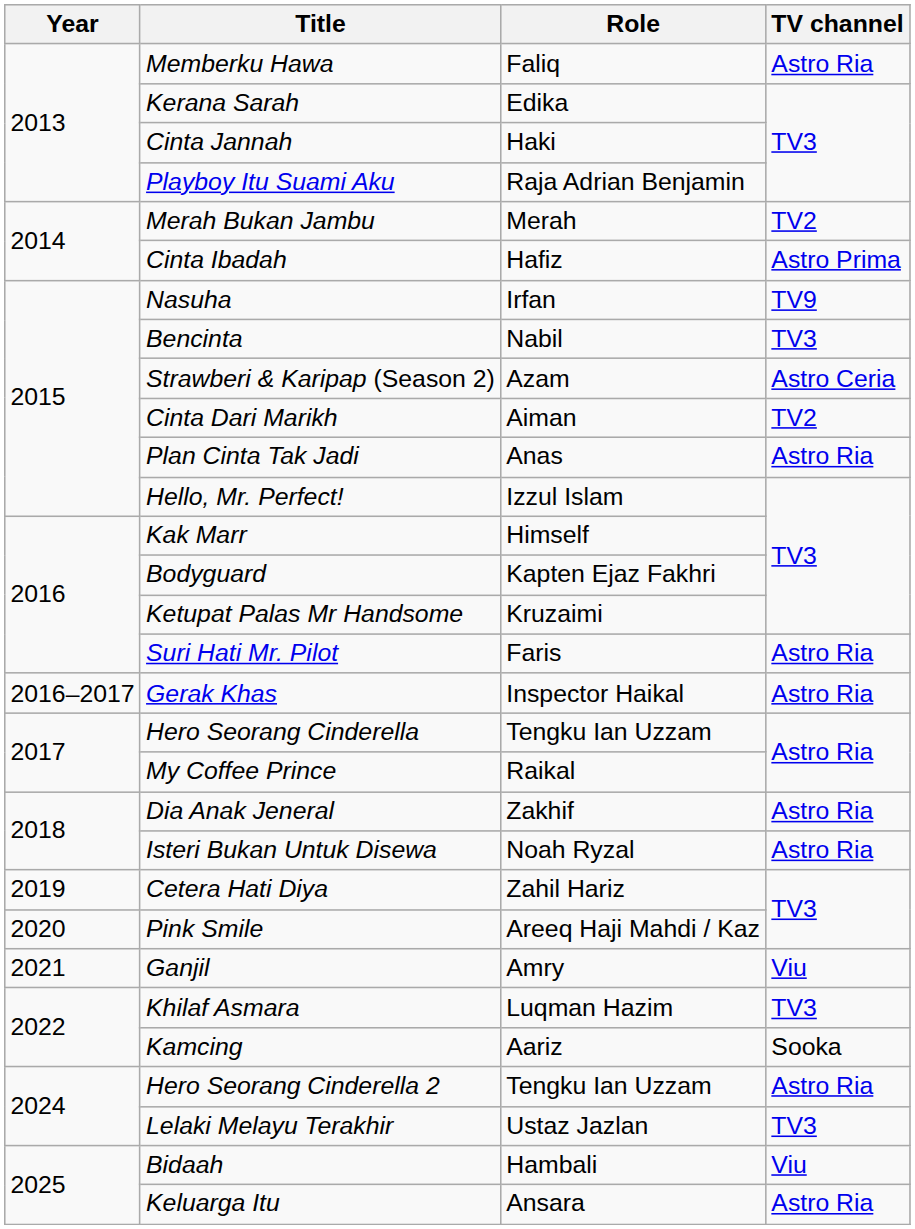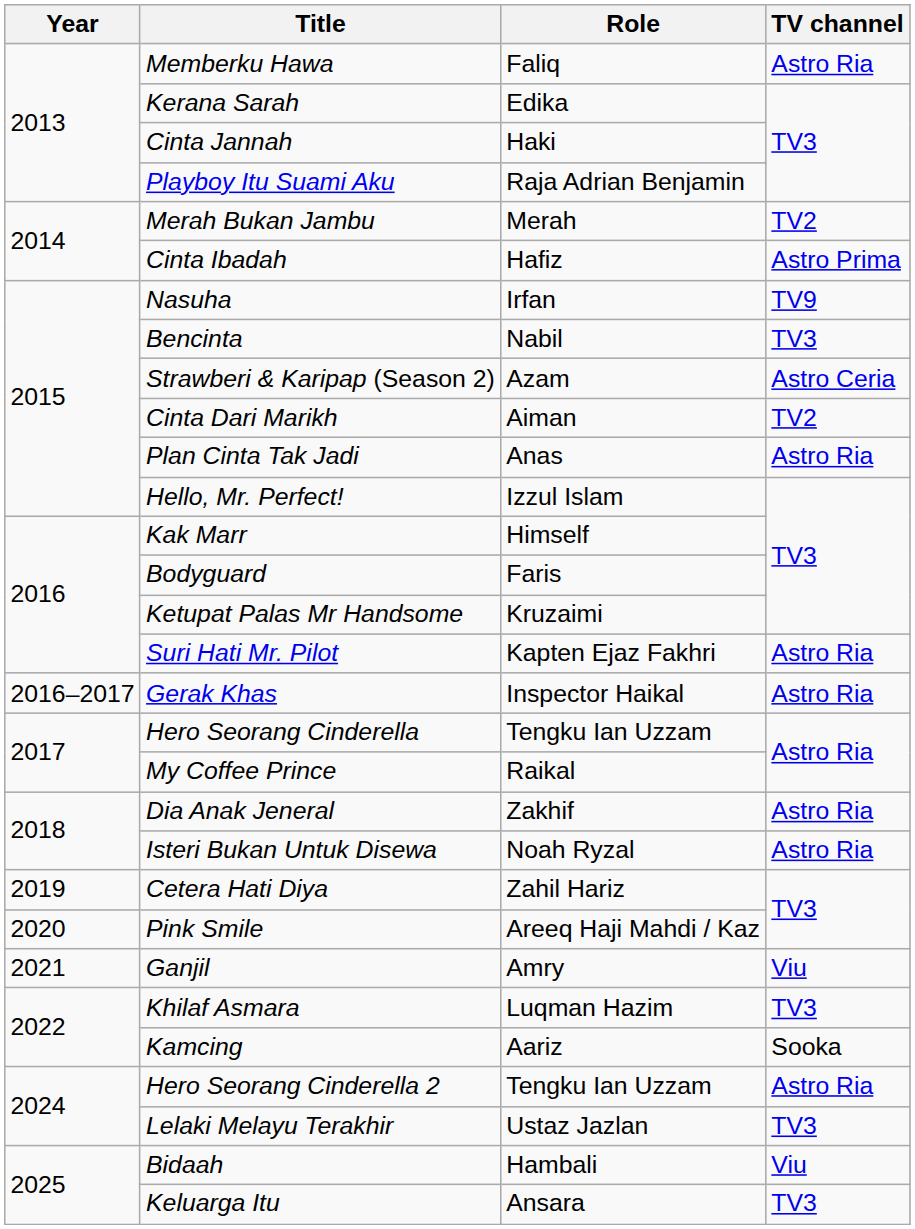(611, 574) Kapten Ejaz Fakhri -> (534, 574) Faris
(534, 653) Faris -> (611, 653) Kapten Ejaz Fakhri
(822, 1204) Astro Ria -> (794, 1204) TV3
